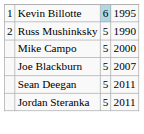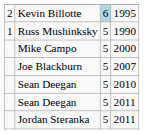(10, 13) 1 -> (10, 13) 2
(10, 31) 2 -> (10, 31) 1
+ row: (47, 84)
